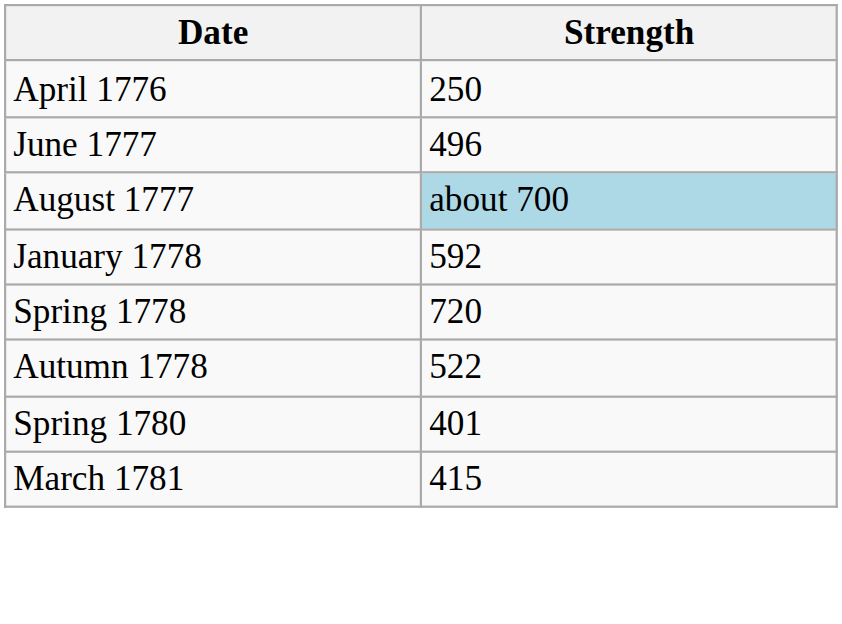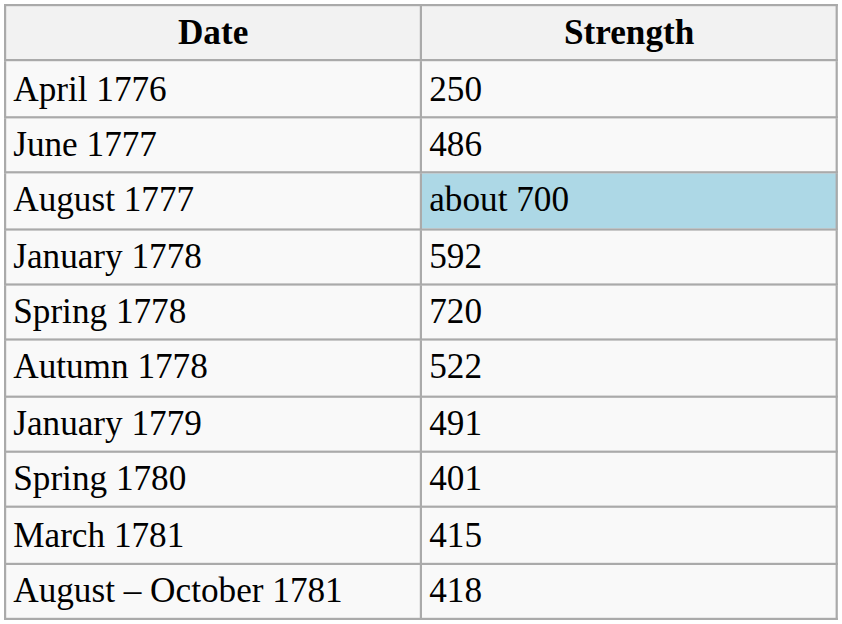(456, 144) 496 -> (456, 144) 486
+ row: (108, 423)
+ row: (178, 590)
